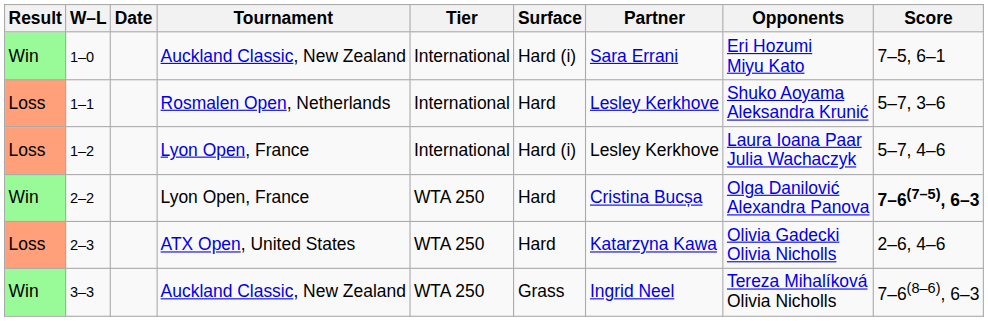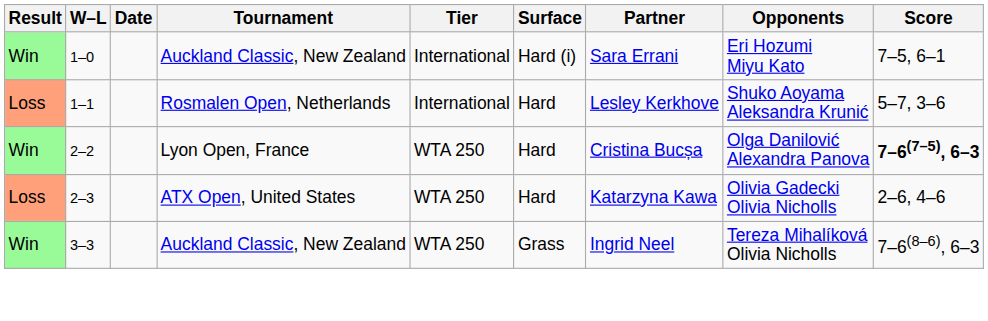- row: (82, 151)
